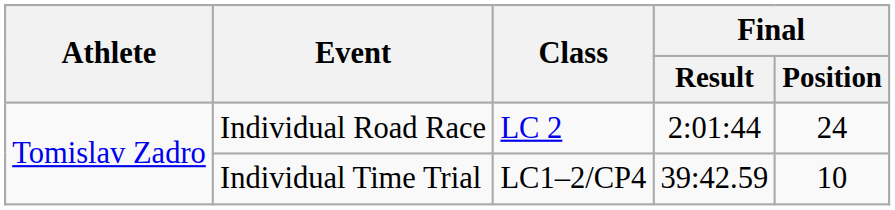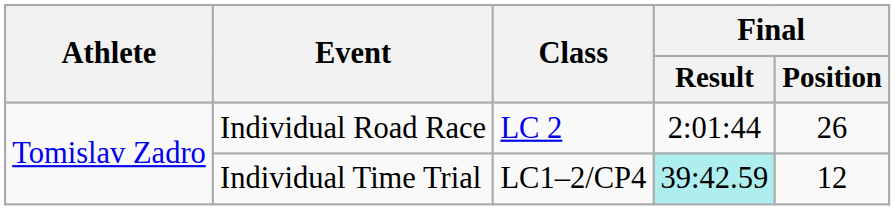(832, 128) 24 -> (832, 128) 26
(714, 178) no background -> (714, 178) paleturquoise background
(832, 178) 10 -> (832, 178) 12
